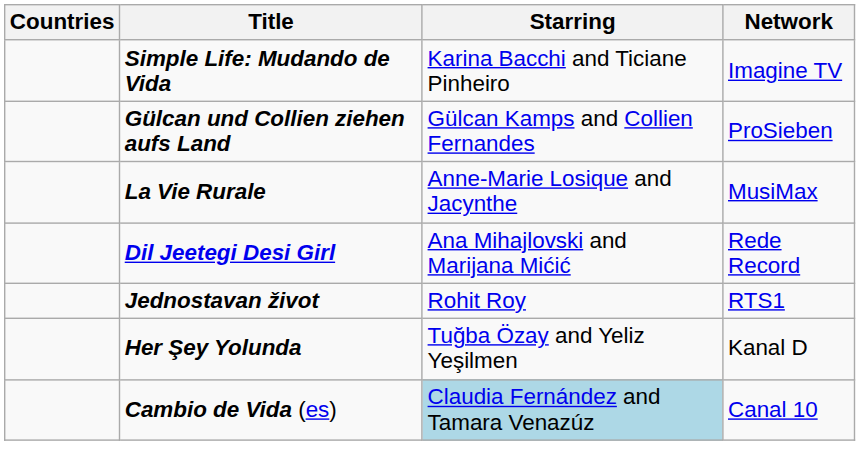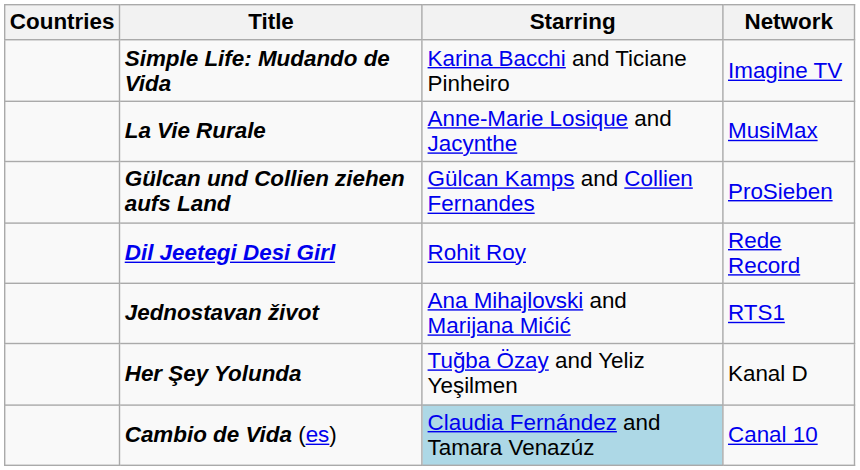rows swapped: (195, 191) <-> (265, 131)
(527, 252) Ana Mihajlovski and Marijana Mićić -> (477, 252) Rohit Roy
(477, 300) Rohit Roy -> (527, 313) Ana Mihajlovski and Marijana Mićić
